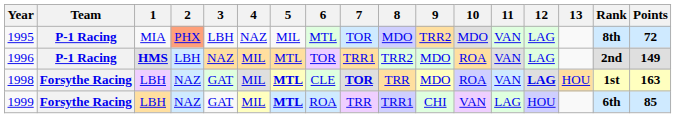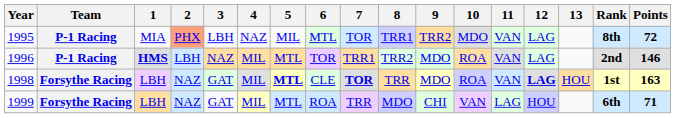(397, 37) MDO -> (397, 37) TRR1
(650, 58) 149 -> (650, 58) 146
(288, 102) bold -> (288, 102) normal
(397, 102) TRR1 -> (397, 102) MDO
(650, 102) 85 -> (650, 102) 71
